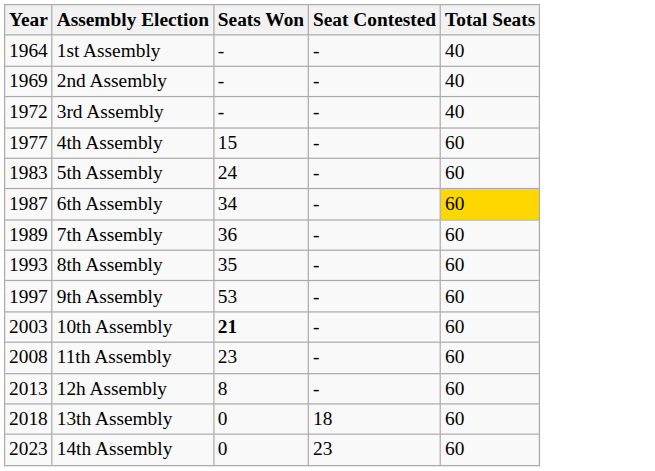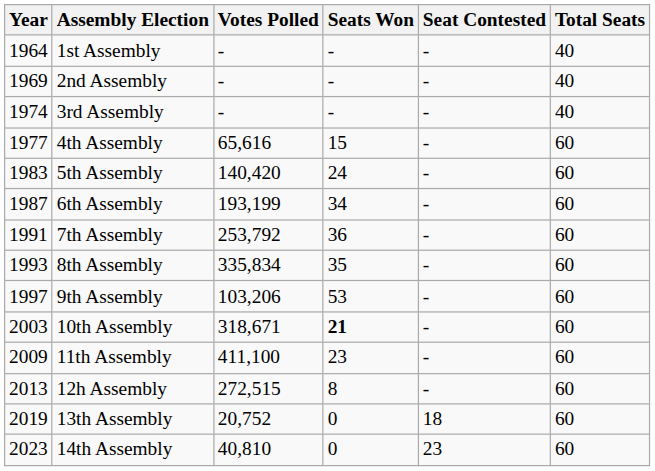+ column: (268, 19)
(28, 111) 1972 -> (28, 111) 1974
(455, 204) gold background -> (565, 204) no background
(28, 234) 1989 -> (28, 234) 1991
(28, 357) 2008 -> (28, 357) 2009
(28, 419) 2018 -> (28, 419) 2019
